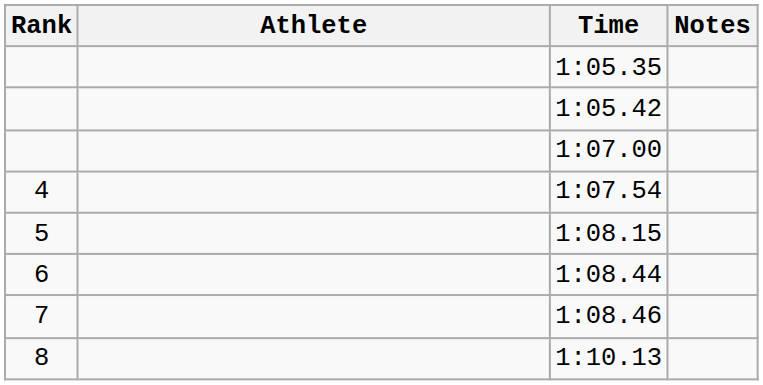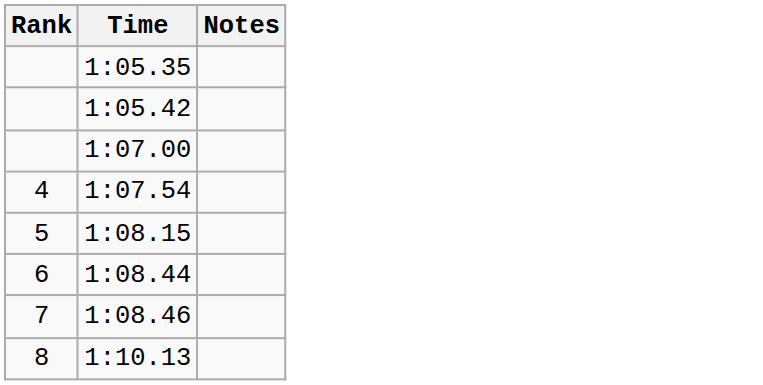- column: (314, 26)
